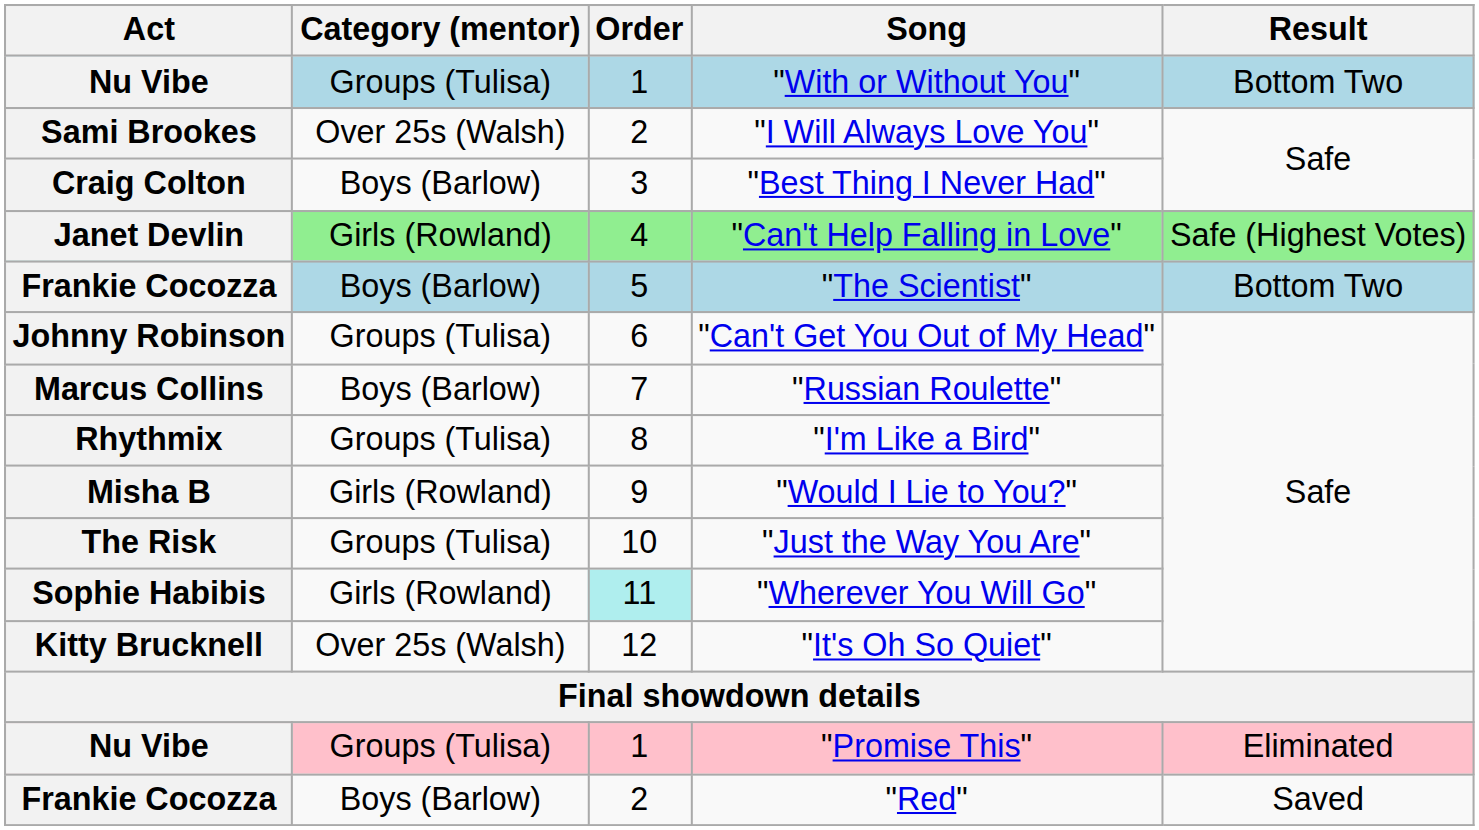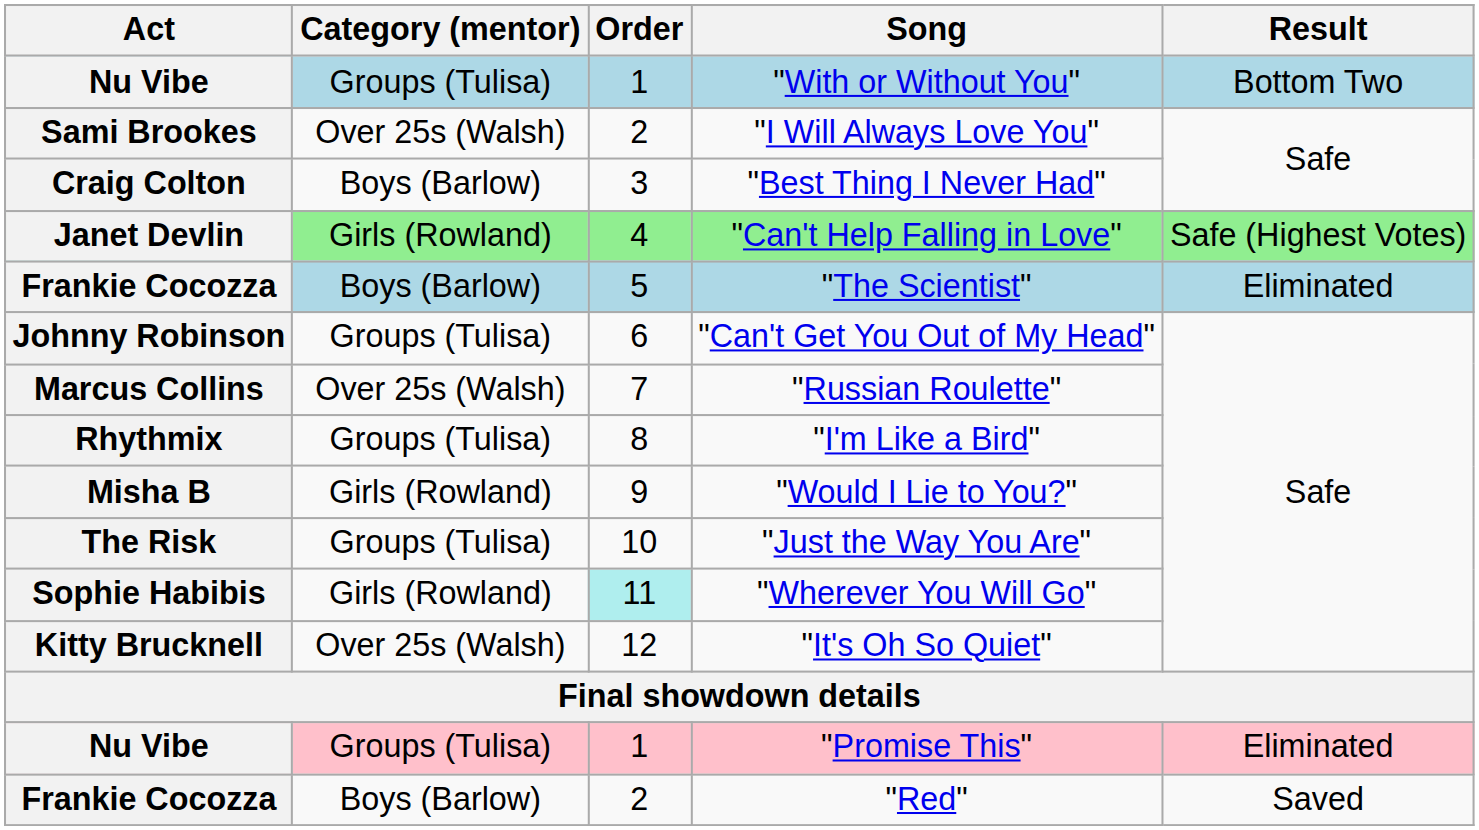(1318, 286) Bottom Two -> (1318, 286) Eliminated
(440, 388) Boys (Barlow) -> (440, 388) Over 25s (Walsh)
